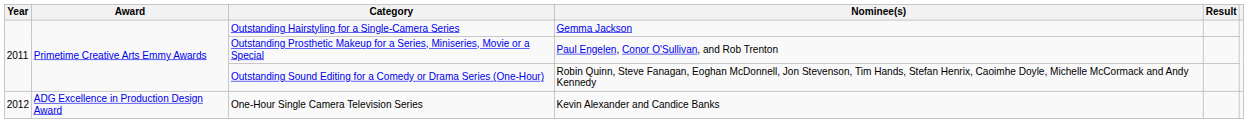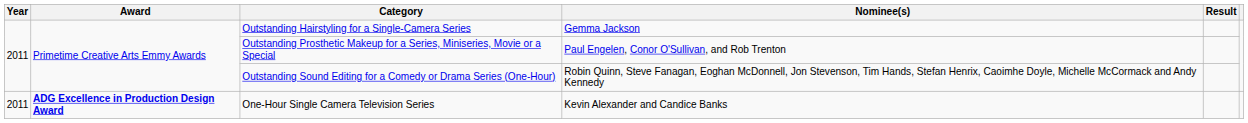(18, 104) 2012 -> (17, 104) 2011
(118, 104) normal -> (124, 104) bold
